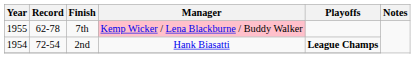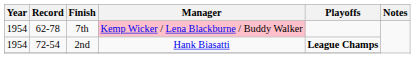(17, 28) 1955 -> (17, 28) 1954
